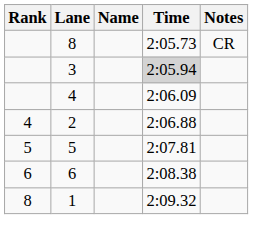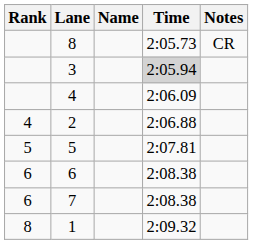+ row: (72, 200)
